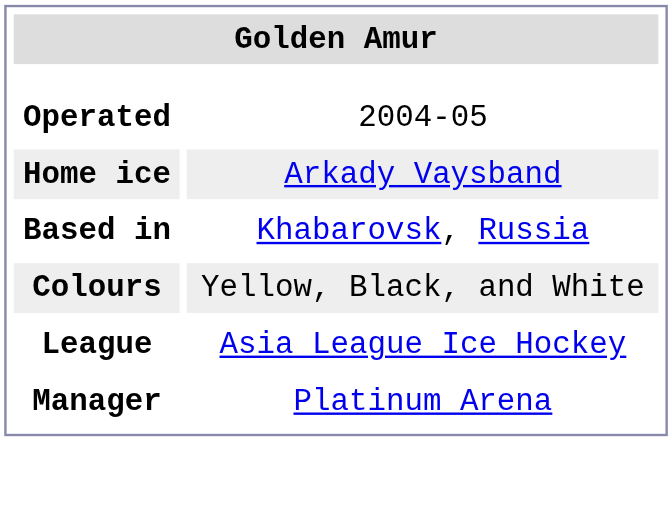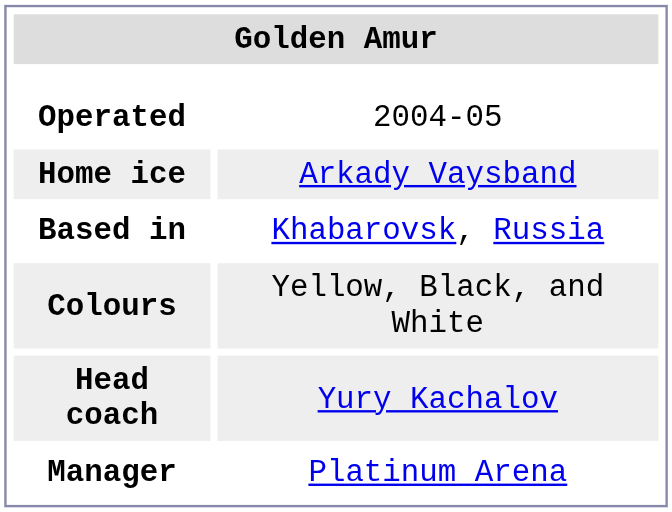- row: (97, 345)
+ row: (112, 398)
